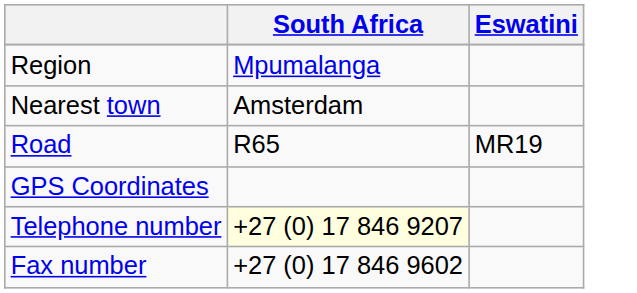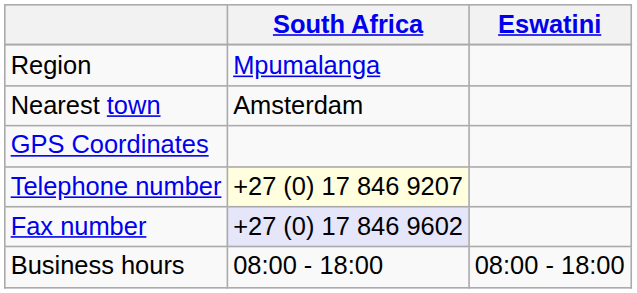- row: (41, 145)
(348, 266) no background -> (348, 226) lavender background
+ row: (98, 266)
